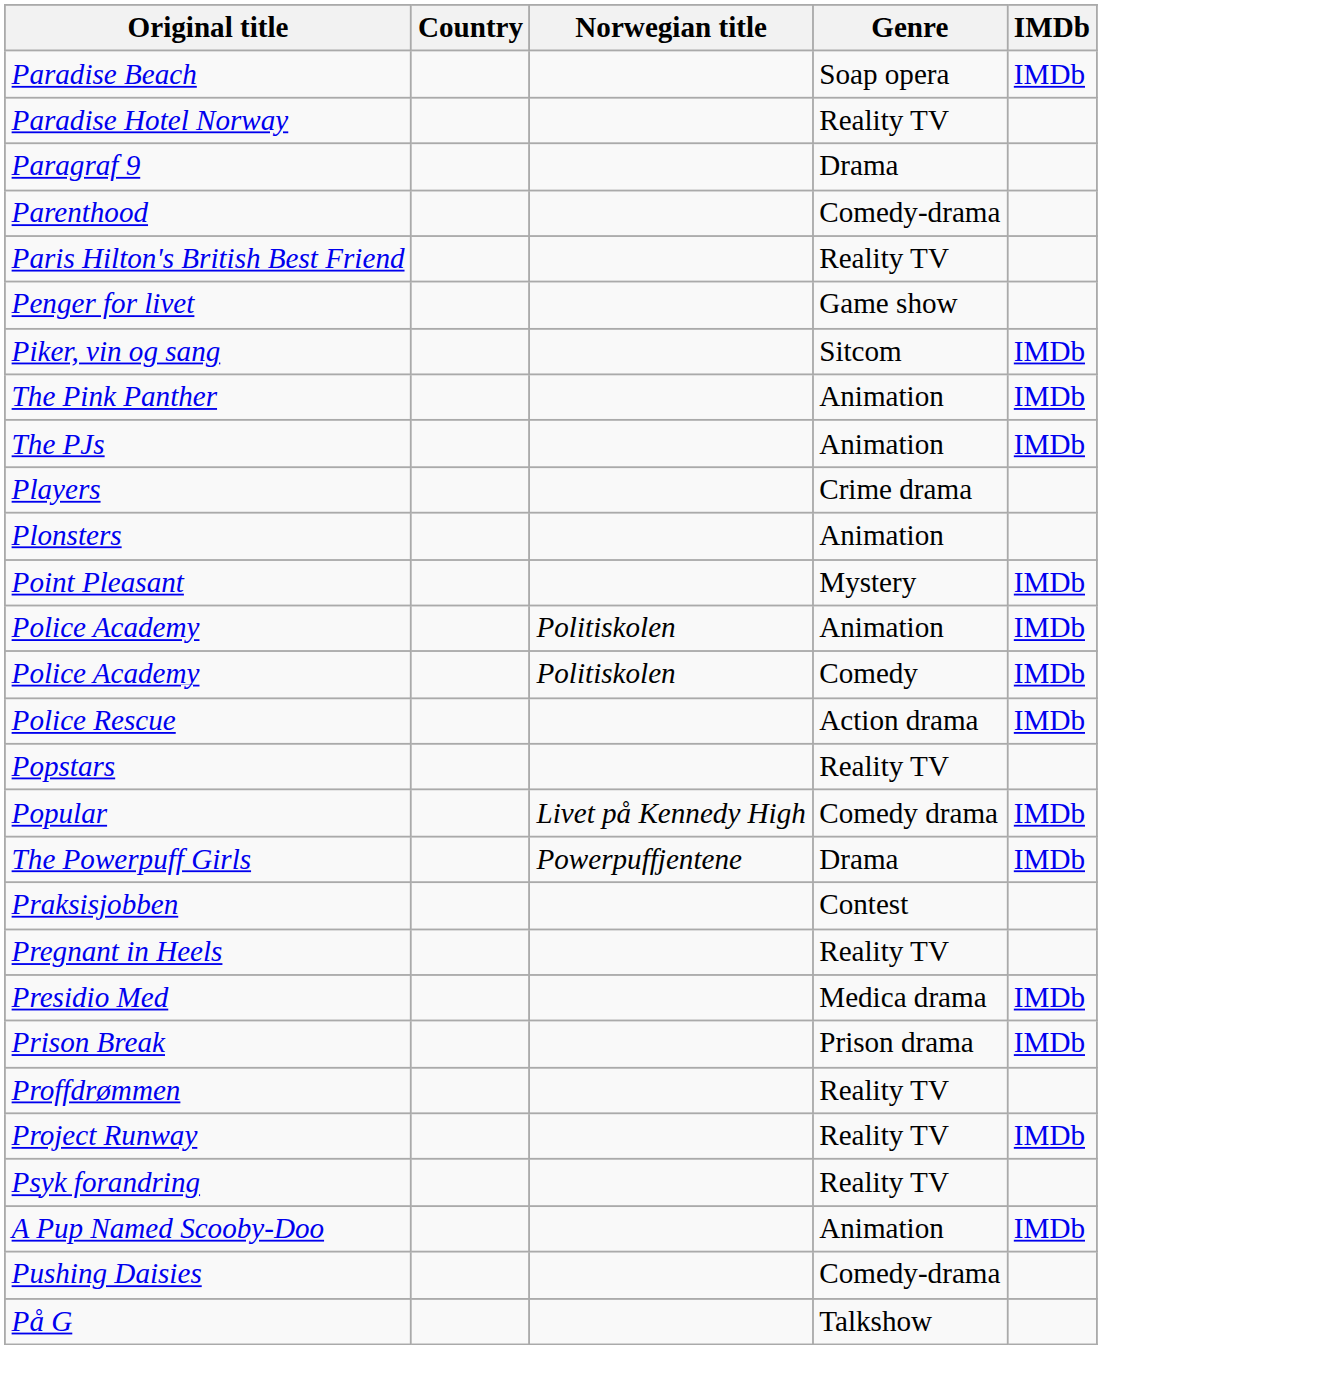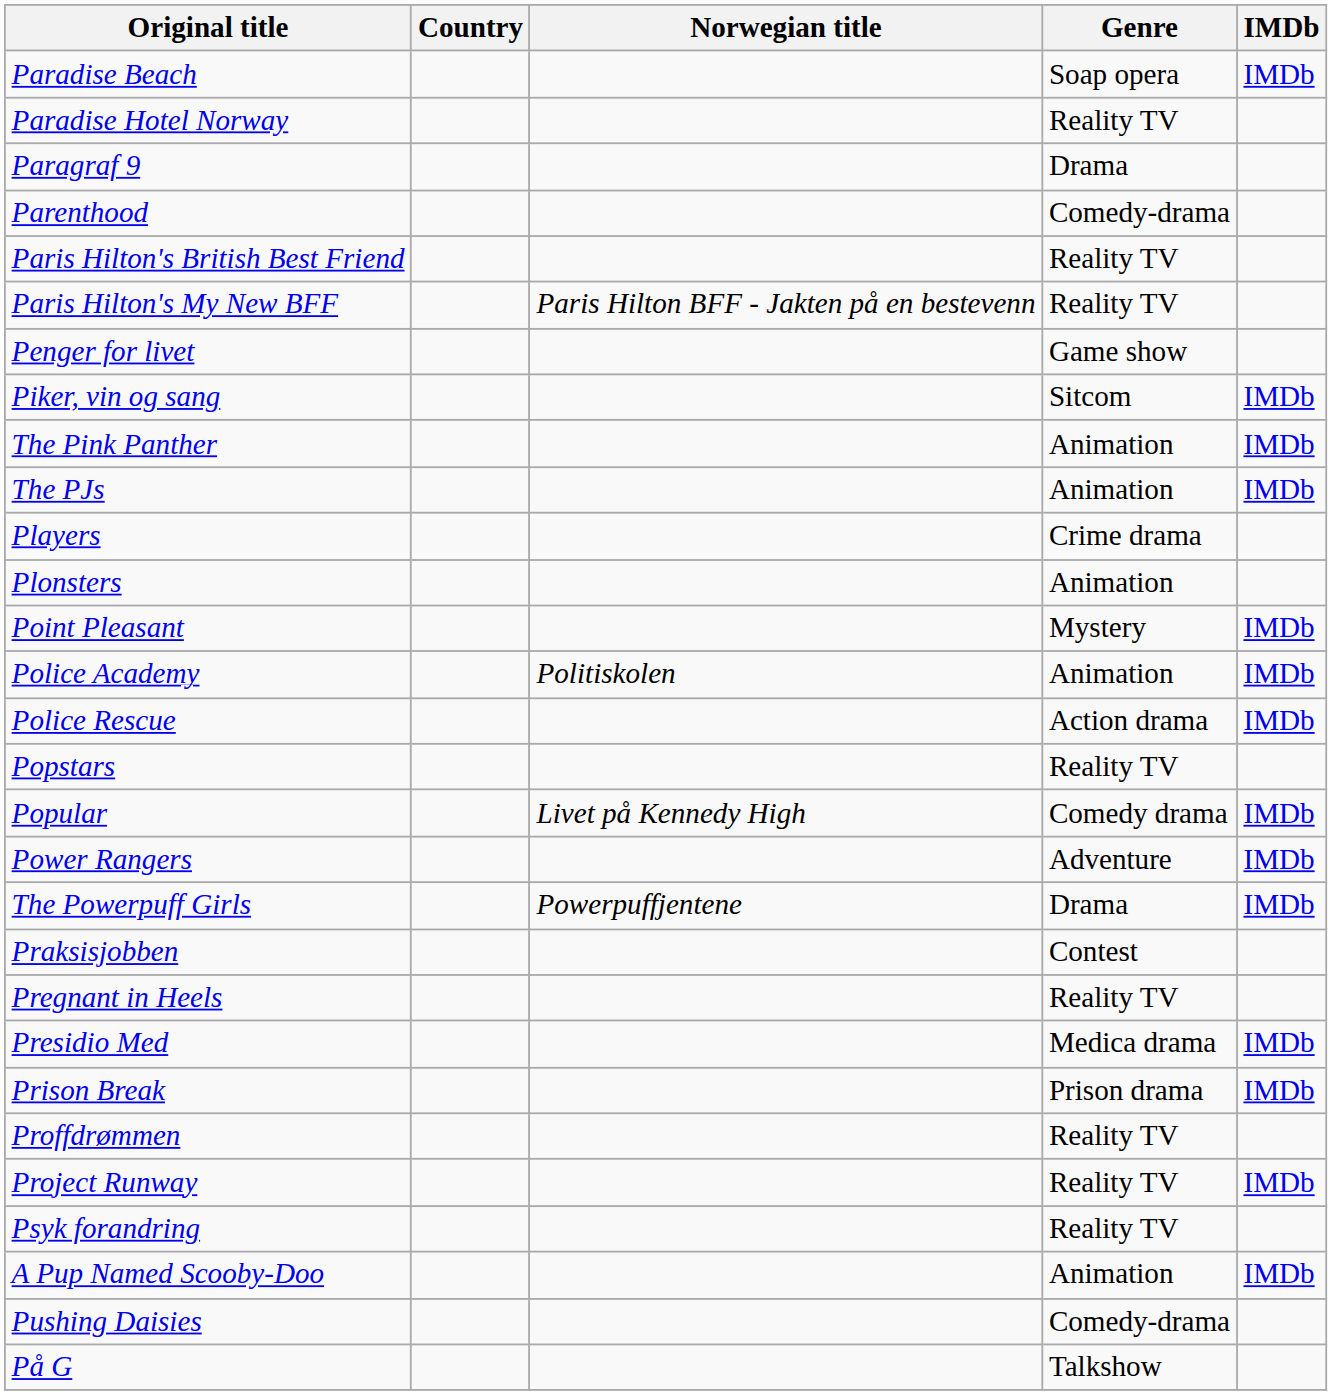+ row: (175, 304)
- row: (106, 674)
+ row: (102, 858)
